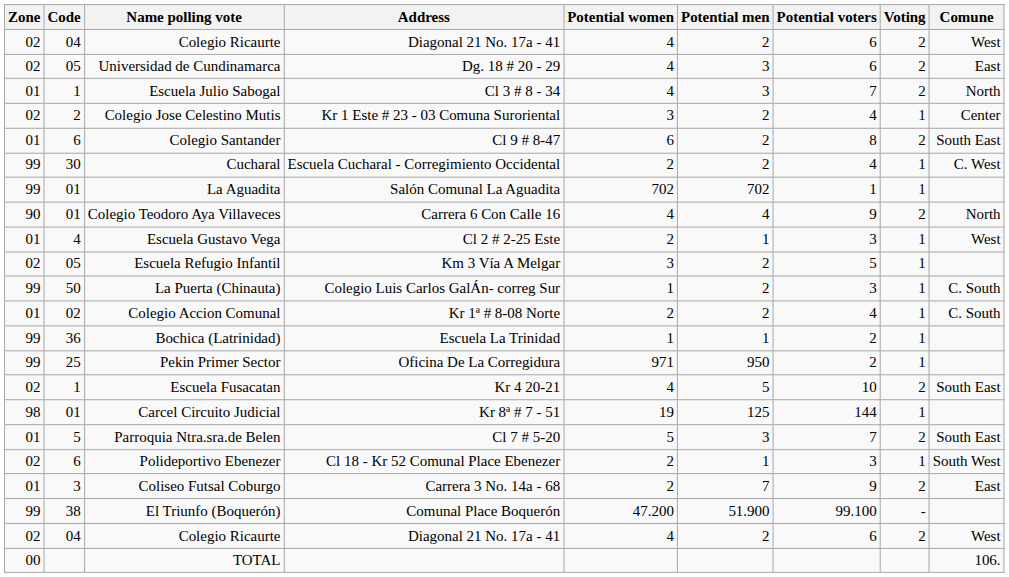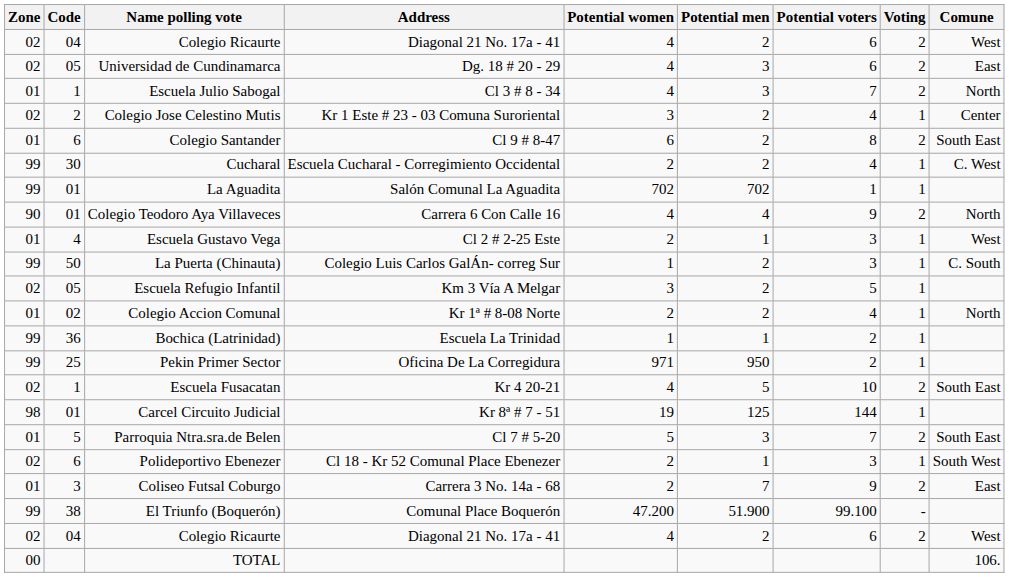rows swapped: (218, 288) <-> (207, 264)
(974, 313) C. South -> (983, 313) North
